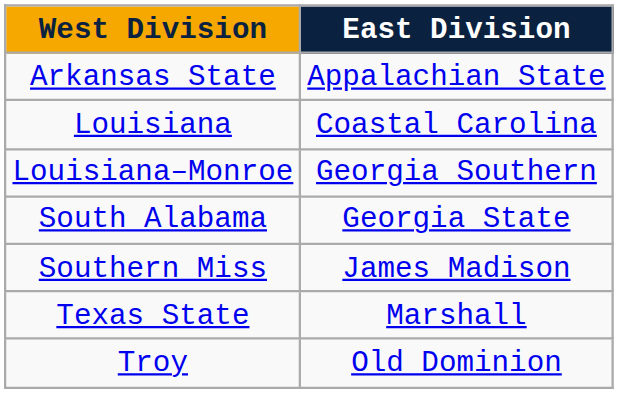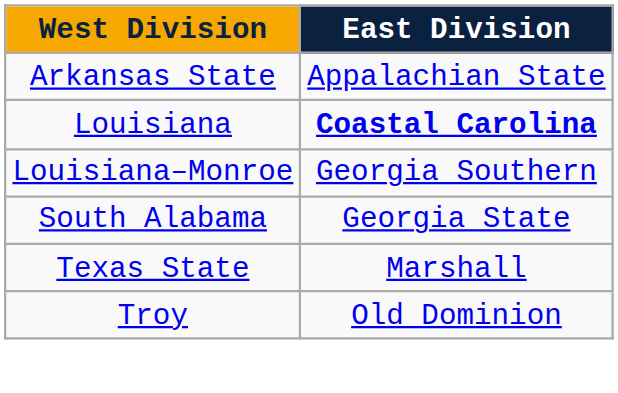(456, 125) normal -> (456, 125) bold
- row: (153, 268)
